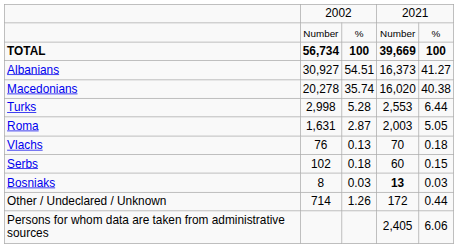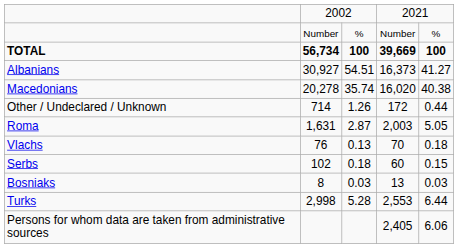rows swapped: (22, 107) <-> (87, 201)
(398, 182) bold -> (398, 182) normal
